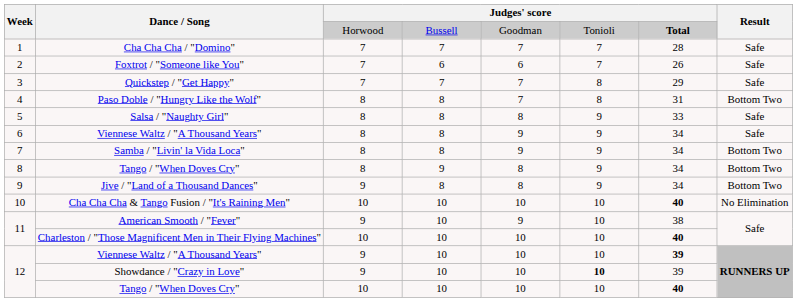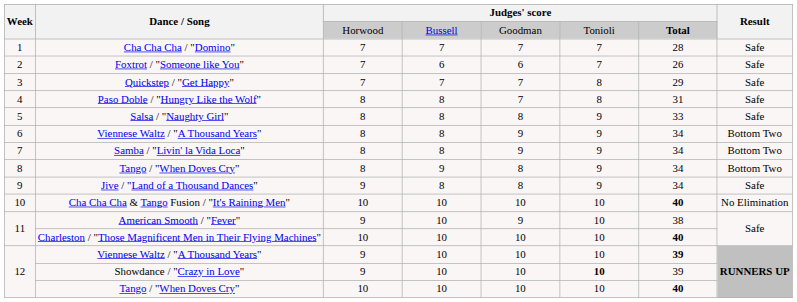(755, 99) Bottom Two -> (755, 99) Safe
(755, 133) Safe -> (755, 133) Bottom Two
(755, 185) Bottom Two -> (755, 185) Safe
